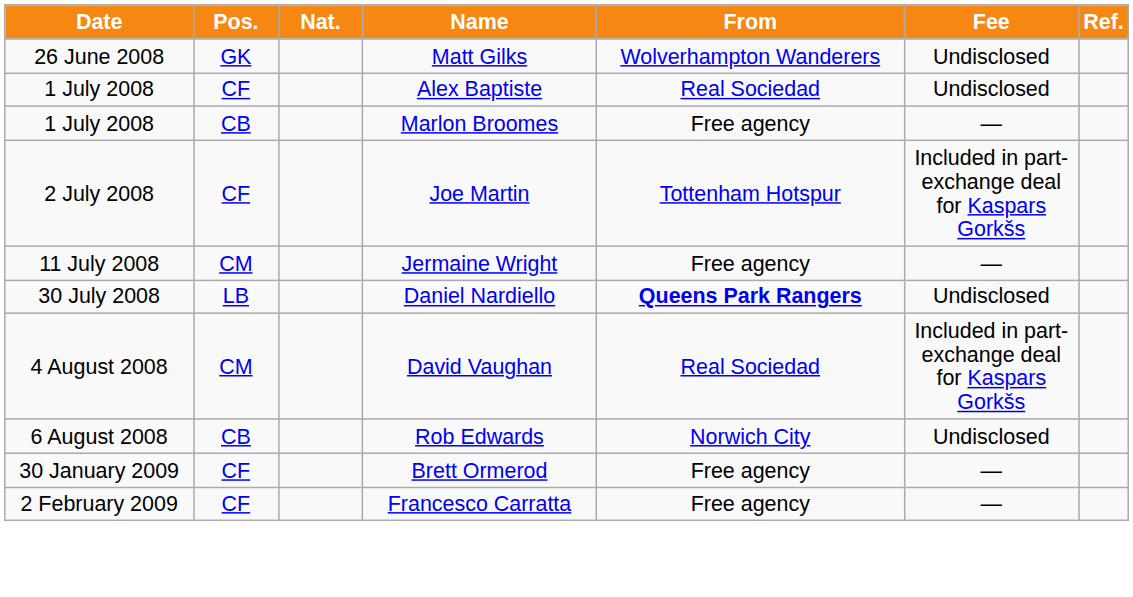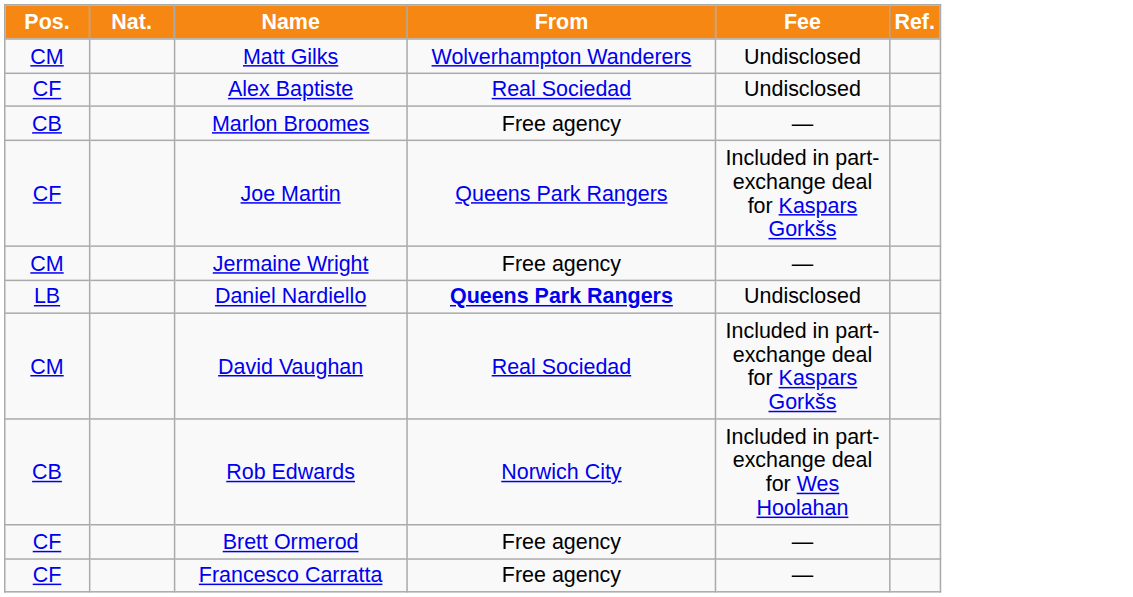- column: (99, 22)
(236, 56) GK -> (47, 56) CM
(750, 193) Tottenham Hotspur -> (561, 193) Queens Park Rangers
(991, 436) Undisclosed -> (802, 472) Included in part-exchange deal for Wes Hoolahan
